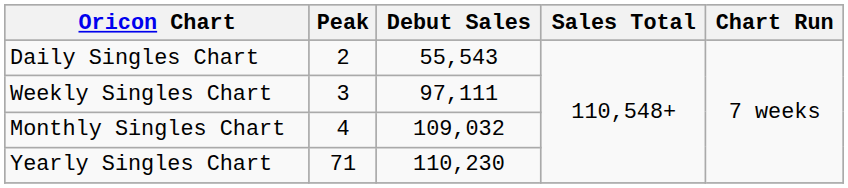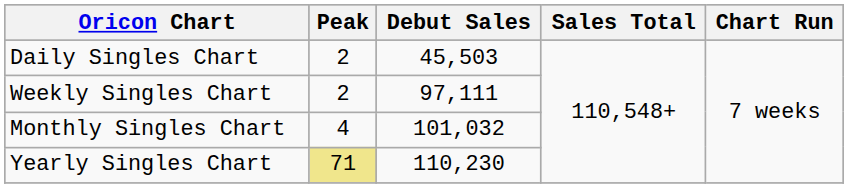(459, 58) 55,543 -> (459, 58) 45,503
(343, 94) 3 -> (343, 94) 2
(459, 129) 109,032 -> (459, 129) 101,032
(343, 165) no background -> (343, 165) khaki background
